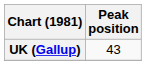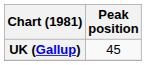(113, 49) 43 -> (113, 49) 45
